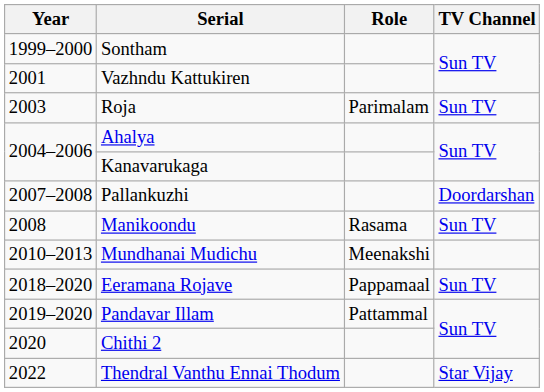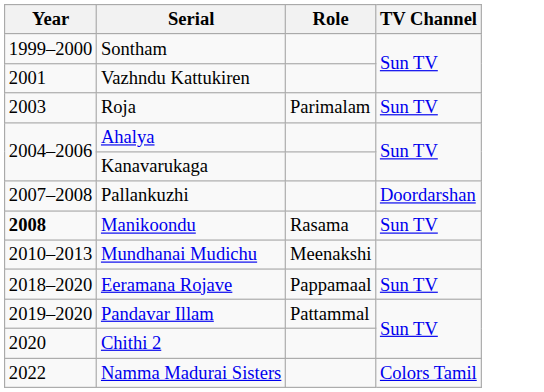(27, 225) normal -> (27, 225) bold
- row: (220, 372)
+ row: (191, 372)
